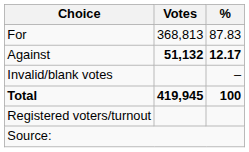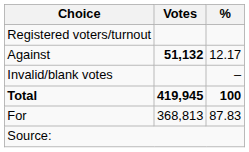rows swapped: (17, 34) <-> (79, 116)
(225, 55) bold -> (225, 55) normal
